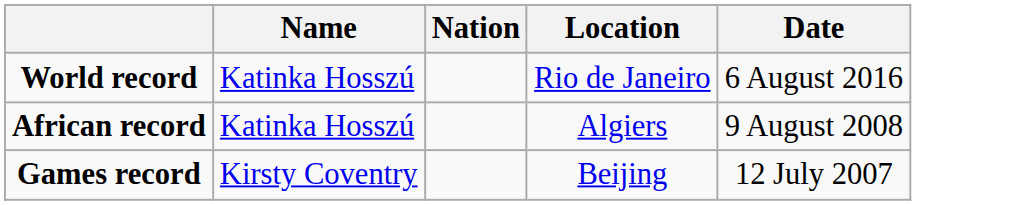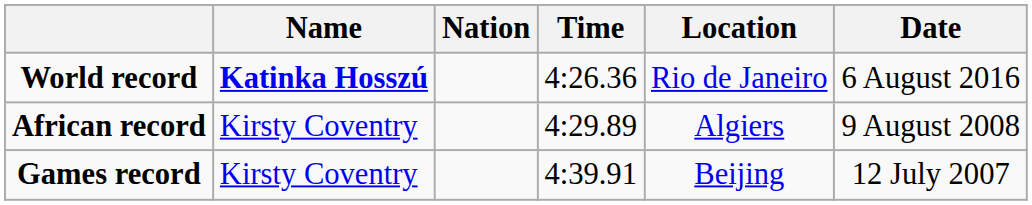+ column: (591, 28)
(317, 77) normal -> (324, 77) bold
(317, 125) Katinka Hosszú -> (319, 125) Kirsty Coventry
